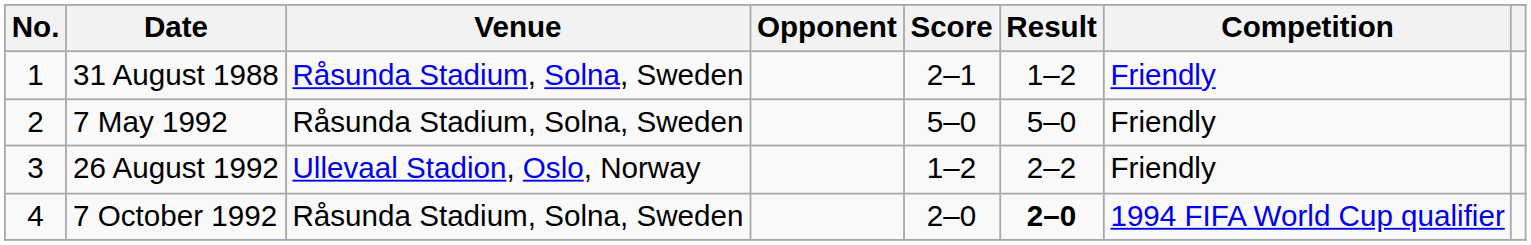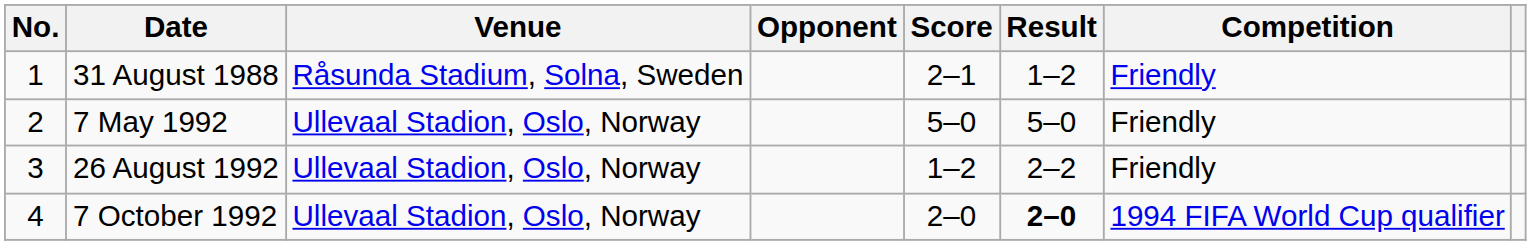(518, 121) Råsunda Stadium, Solna, Sweden -> (496, 121) Ullevaal Stadion, Oslo, Norway
(518, 215) Råsunda Stadium, Solna, Sweden -> (496, 215) Ullevaal Stadion, Oslo, Norway
